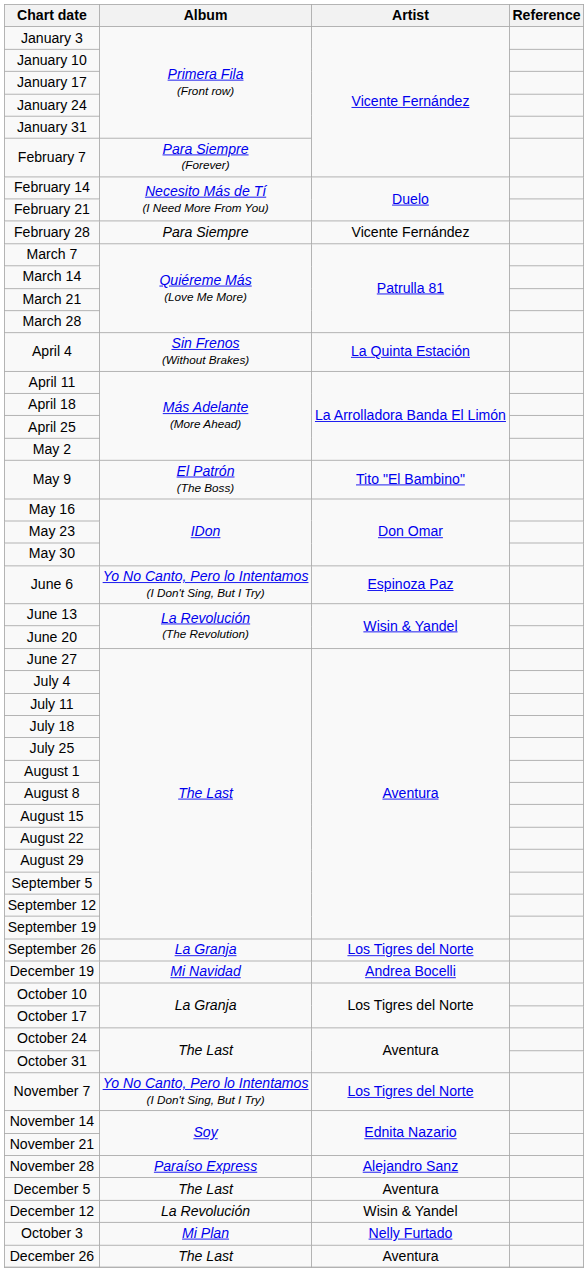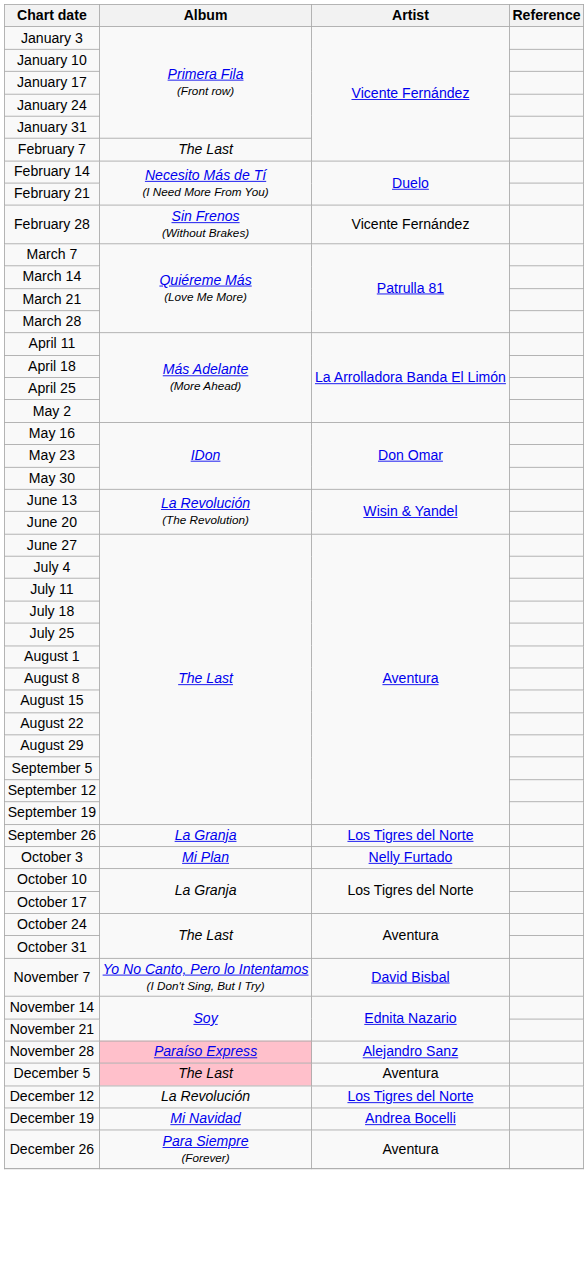(206, 157) Para Siempre (Forever) -> (206, 149) The Last
(206, 232) Para Siempre -> (206, 224) Sin Frenos (Without Brakes)
- row: (52, 352)
- row: (52, 479)
- row: (52, 584)
rows swapped: (52, 1233) <-> (52, 972)
(410, 1091) Los Tigres del Norte -> (410, 977) David Bisbal
(206, 1166) no background -> (206, 1052) pink background
(206, 1189) no background -> (206, 1074) pink background
(410, 1211) Wisin & Yandel -> (410, 1096) Los Tigres del Norte
(206, 1256) The Last -> (206, 1149) Para Siempre (Forever)
